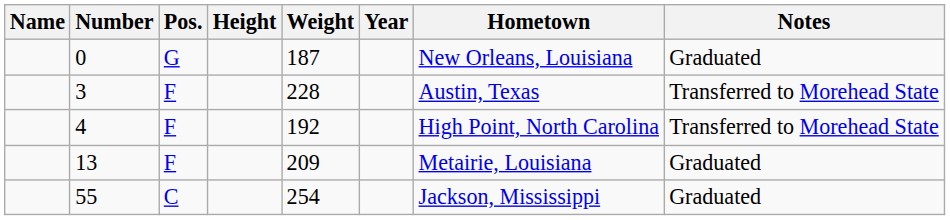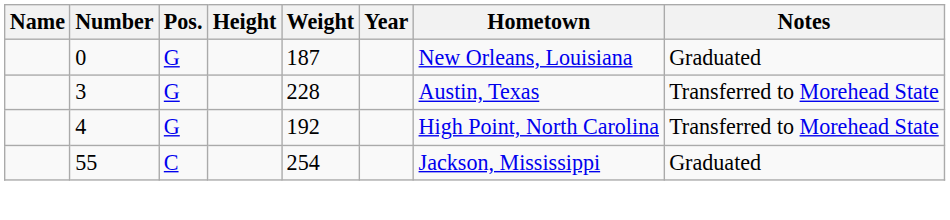(170, 92) F -> (172, 92) G
(170, 127) F -> (172, 127) G
- row: (86, 162)
